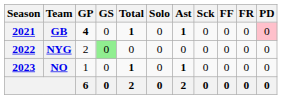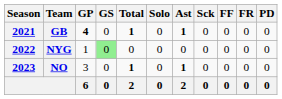(267, 31) pink background -> (267, 31) no background
(86, 49) 2 -> (86, 49) 1
(86, 67) 1 -> (86, 67) 3
